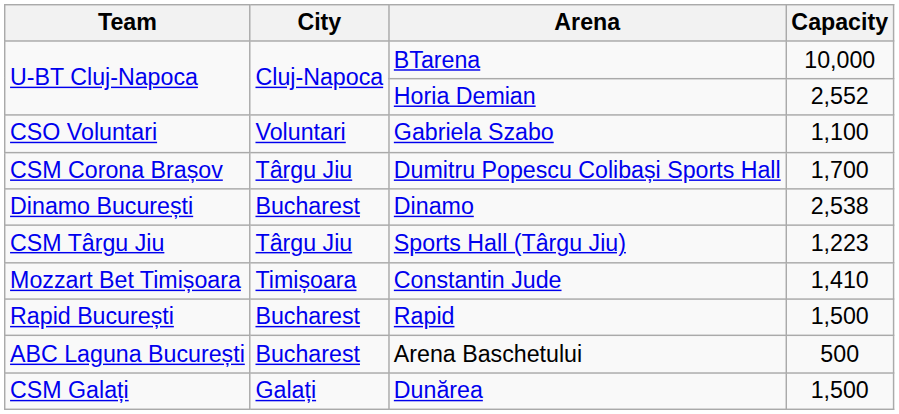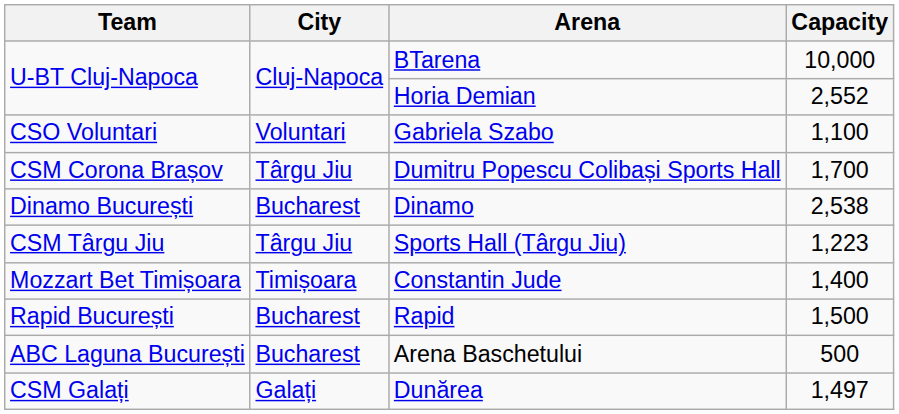(840, 280) 1,410 -> (840, 280) 1,400
(840, 390) 1,500 -> (840, 390) 1,497
